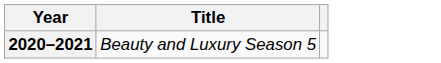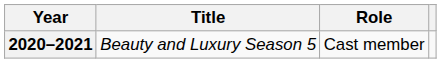+ column: (374, 17)
